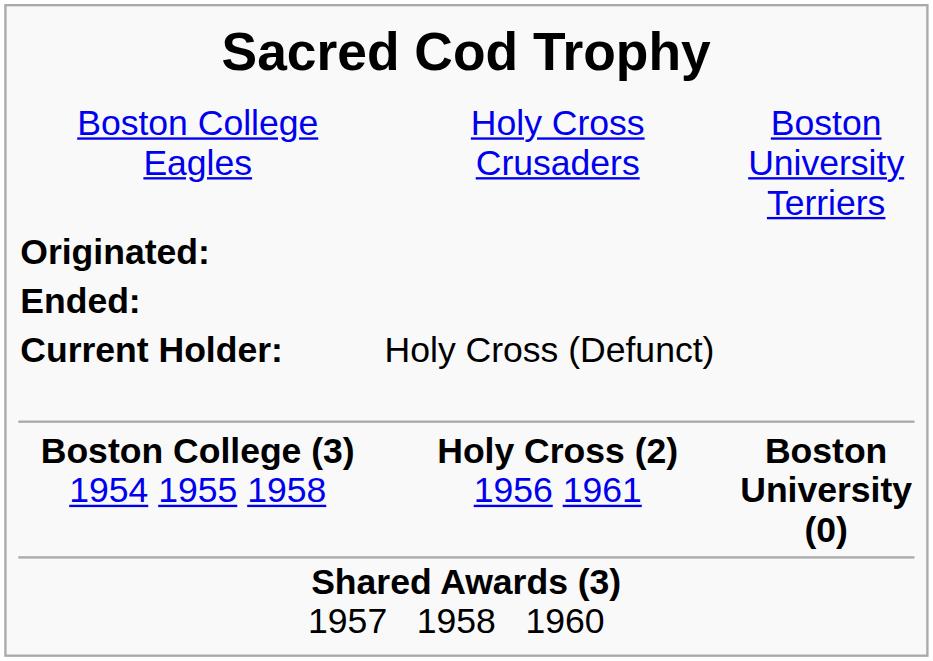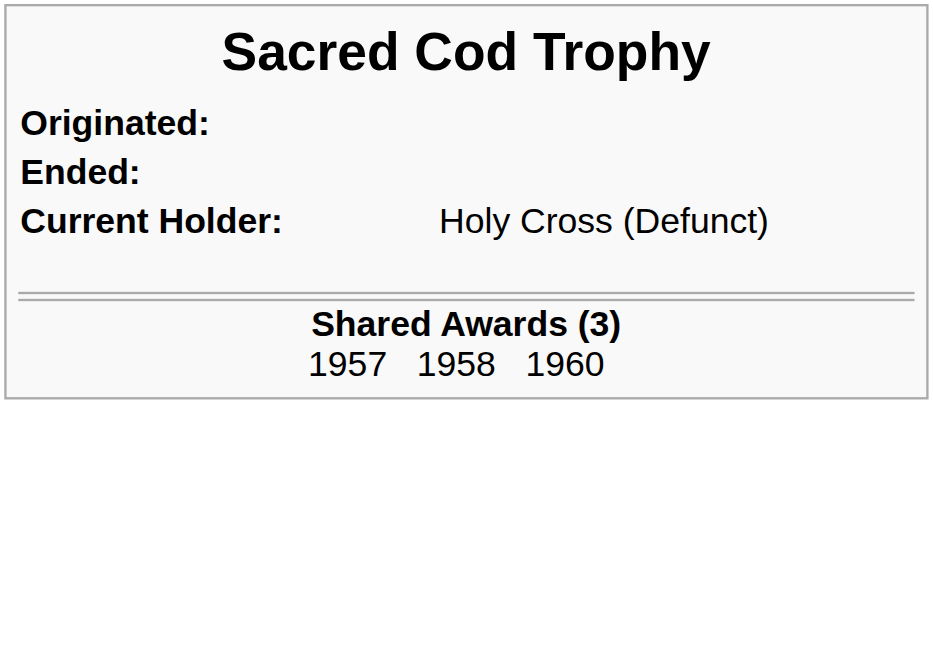- row: (198, 142)
- row: (198, 470)
